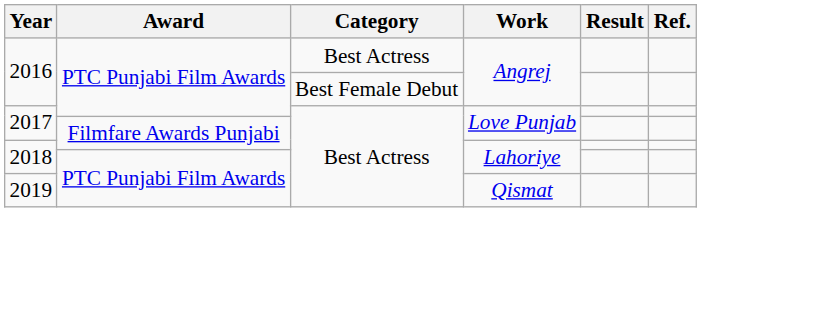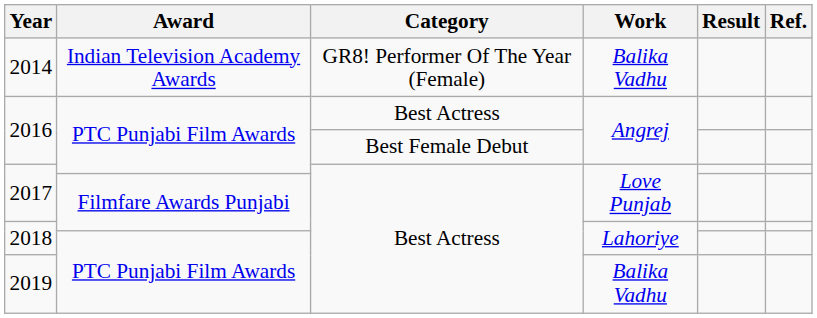+ row: (31, 67)
(522, 190) Qismat -> (640, 283) Balika Vadhu
